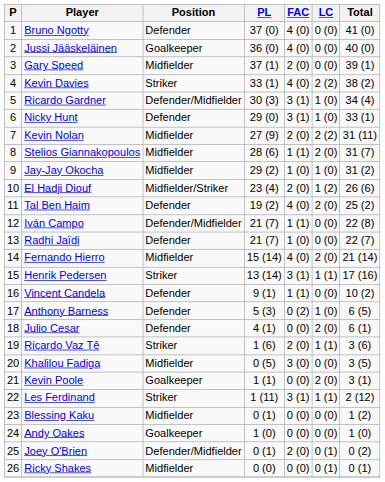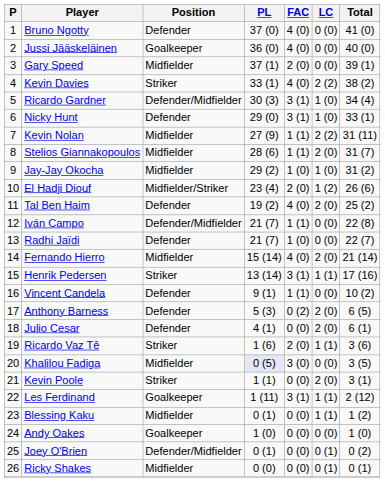(298, 135) 2 (0) -> (298, 135) 1 (1)
(326, 310) 1 (0) -> (326, 310) 2 (0)
(264, 363) no background -> (264, 363) lavender background
(174, 380) Goalkeeper -> (161, 380) Striker
(161, 398) Striker -> (174, 398) Goalkeeper
(326, 415) 0 (0) -> (326, 415) 1 (1)
(298, 450) 2 (0) -> (298, 450) 0 (0)
